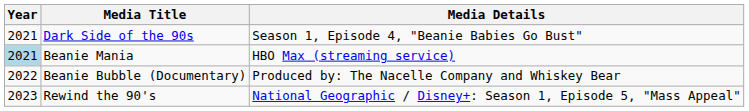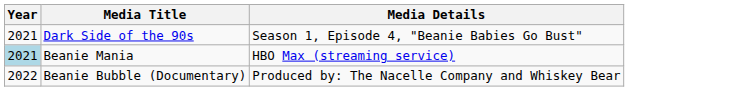- row: (100, 96)
